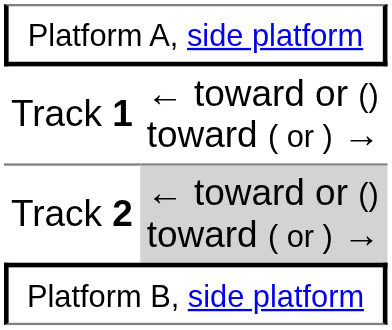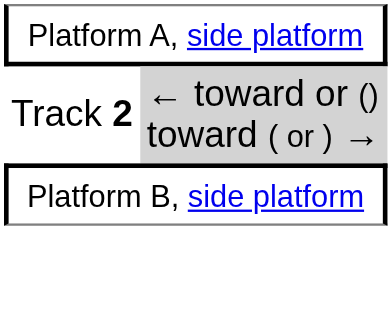- row: (72, 114)
